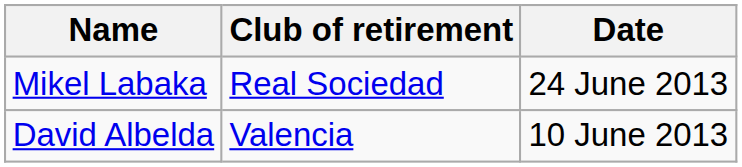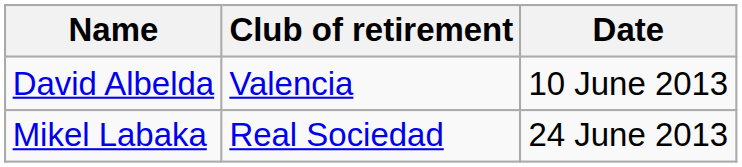rows swapped: (113, 135) <-> (110, 82)
